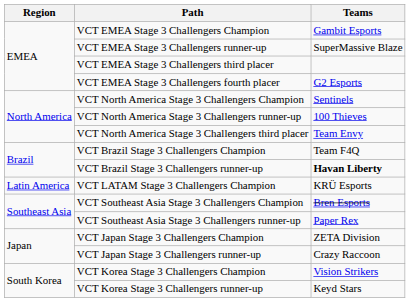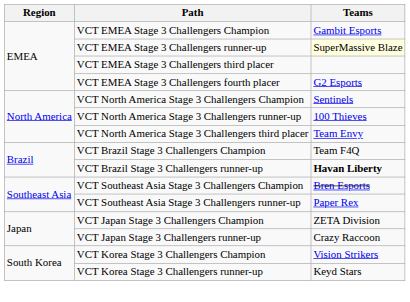(358, 47) no background -> (358, 47) lightyellow background
- row: (176, 185)
